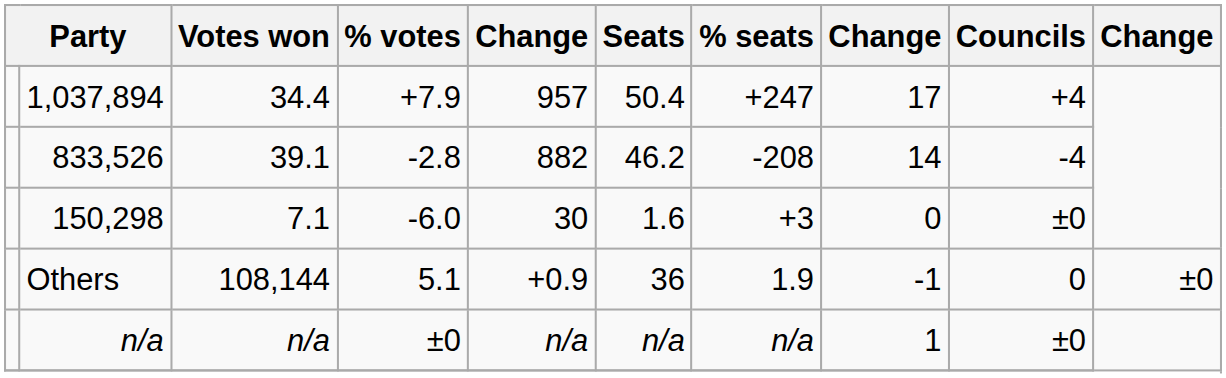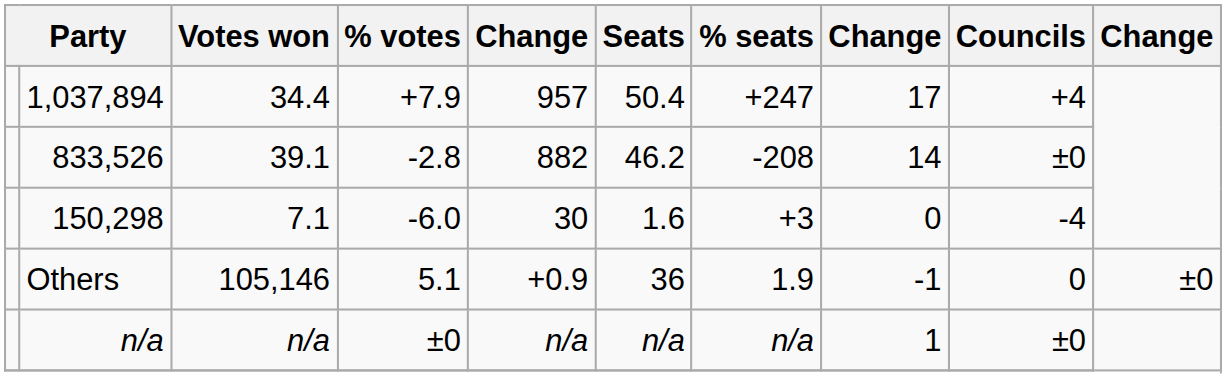(1072, 158) -4 -> (1069, 158) ±0
(1069, 219) ±0 -> (1072, 219) -4
(274, 280) 108,144 -> (274, 280) 105,146
